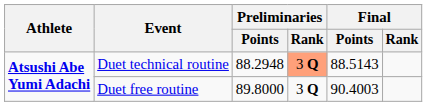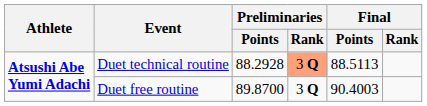(260, 64) 88.2948 -> (260, 64) 88.2928
(355, 64) 88.5143 -> (355, 64) 88.5113
(260, 89) 89.8000 -> (260, 89) 89.8700
